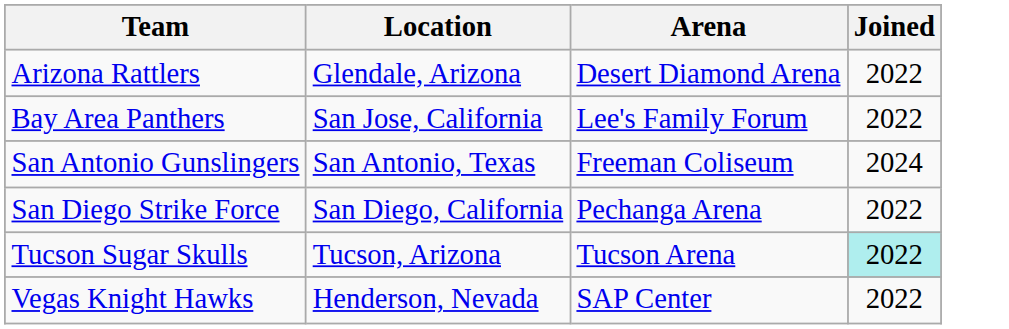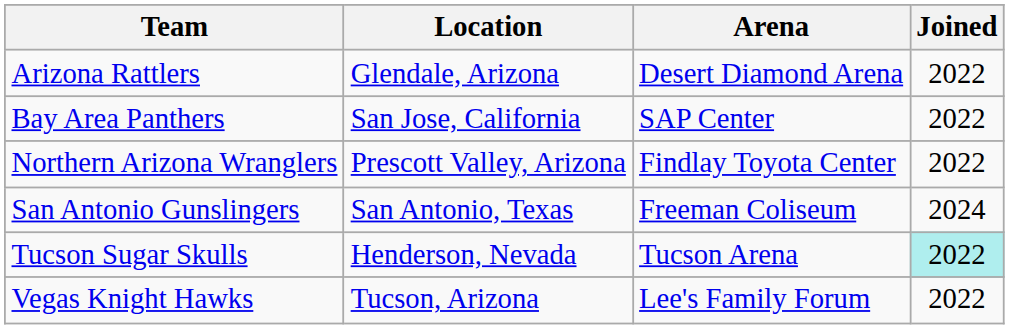(692, 118) Lee's Family Forum -> (707, 118) SAP Center
+ row: (174, 163)
- row: (146, 208)
(407, 254) Tucson, Arizona -> (464, 254) Henderson, Nevada
(426, 299) Henderson, Nevada -> (445, 299) Tucson, Arizona
(644, 299) SAP Center -> (755, 299) Lee's Family Forum
